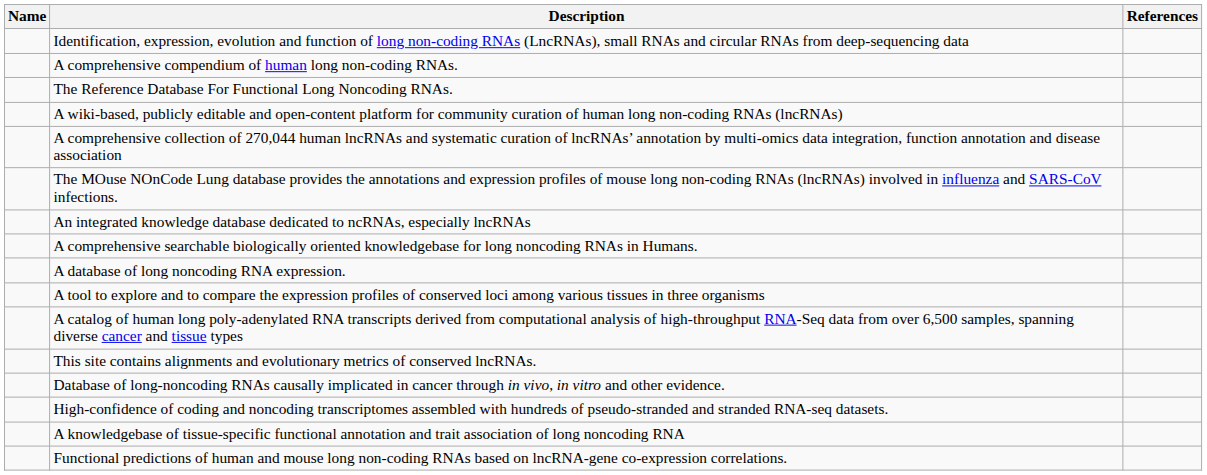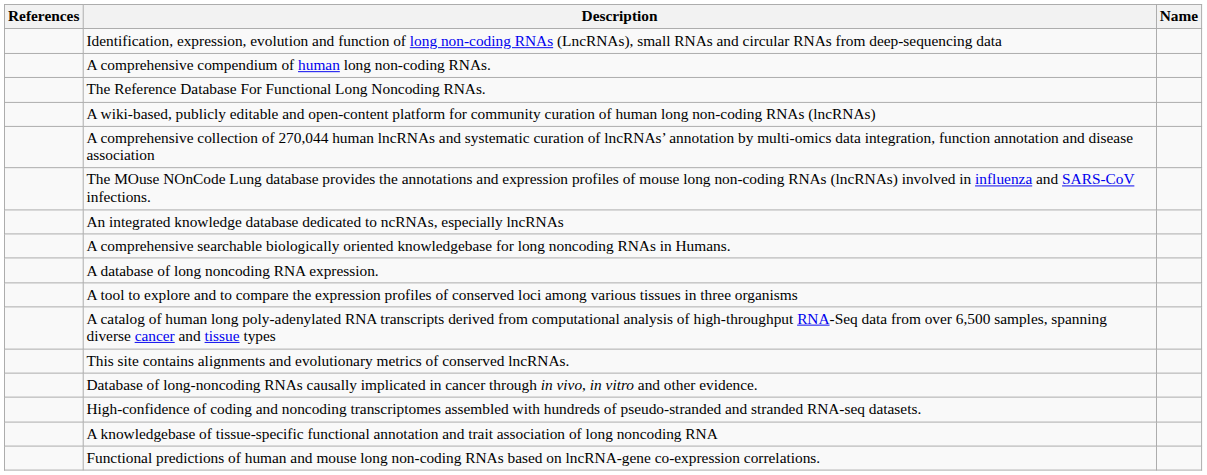columns swapped: (27, 16) <-> (1162, 16)
